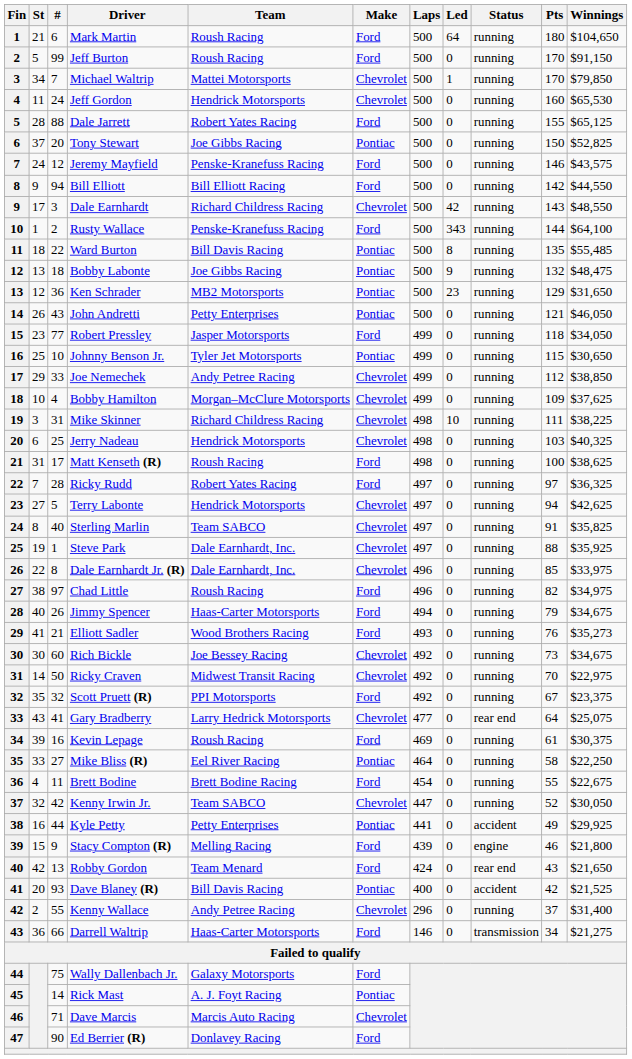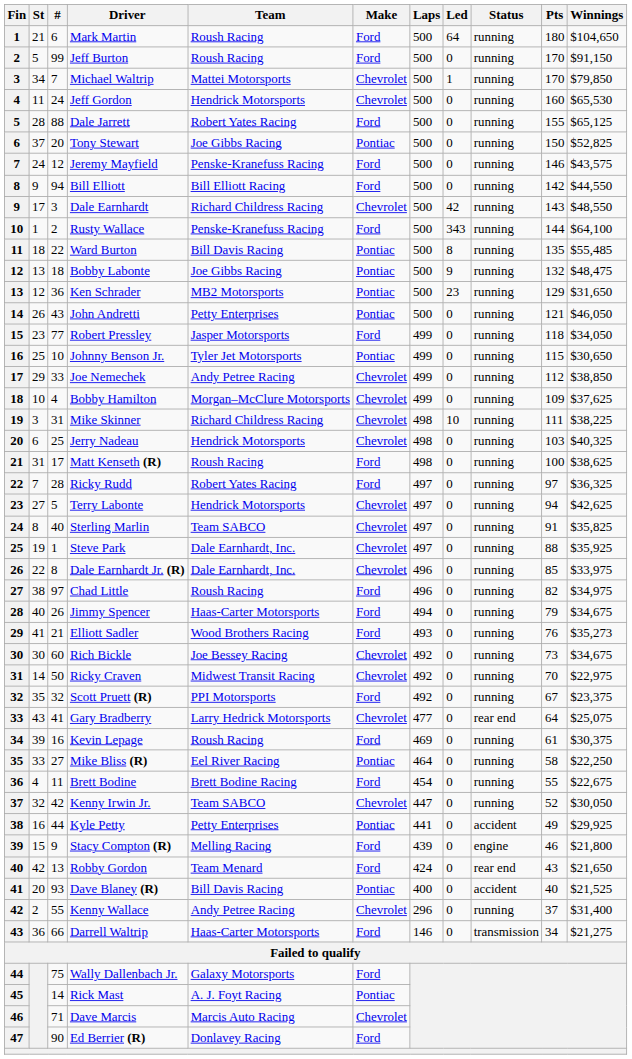(551, 888) 42 -> (551, 888) 40
